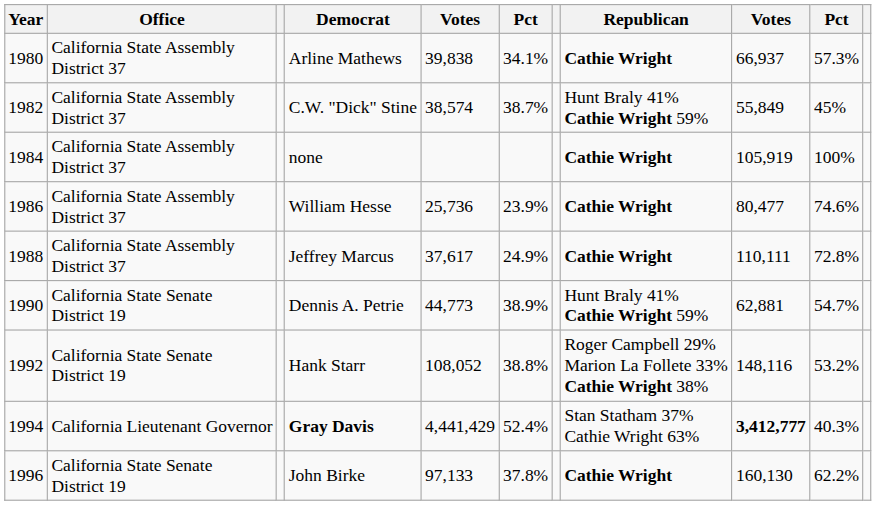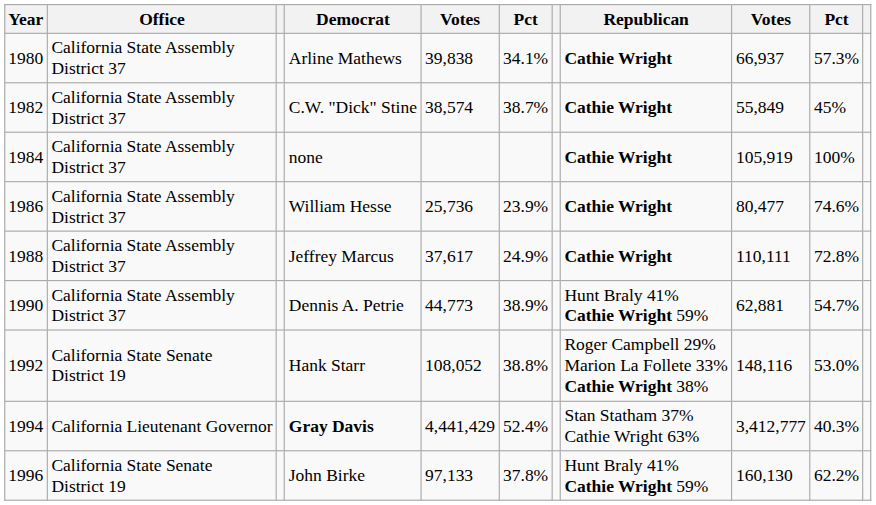(636, 107) Hunt Braly 41% Cathie Wright 59% -> (618, 107) Cathie Wright
(132, 305) California State Senate District 19 -> (143, 305) California State Assembly District 37
(837, 365) 53.2% -> (837, 365) 53.0%
(771, 425) bold -> (771, 425) normal
(618, 474) Cathie Wright -> (636, 474) Hunt Braly 41% Cathie Wright 59%
